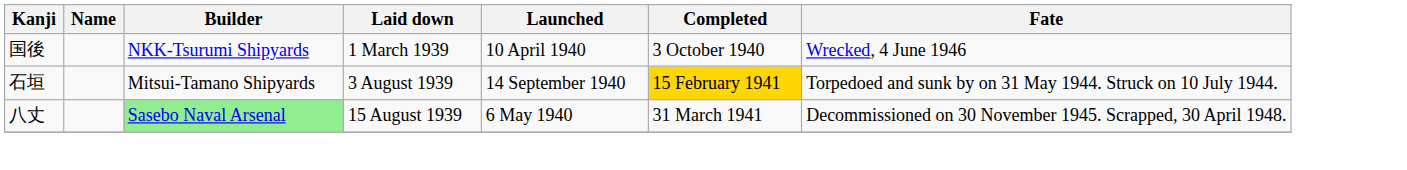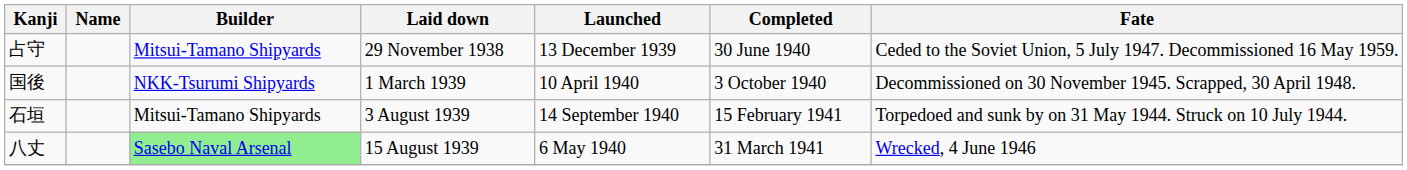+ row: (27, 49)
(886, 49) Wrecked, 4 June 1946 -> (1116, 82) Decommissioned on 30 November 1945. Scrapped, 30 April 1948.
(717, 82) gold background -> (778, 114) no background
(1046, 114) Decommissioned on 30 November 1945. Scrapped, 30 April 1948. -> (956, 147) Wrecked, 4 June 1946
